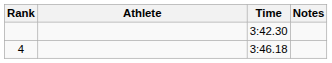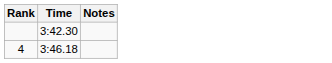- column: (142, 13)
